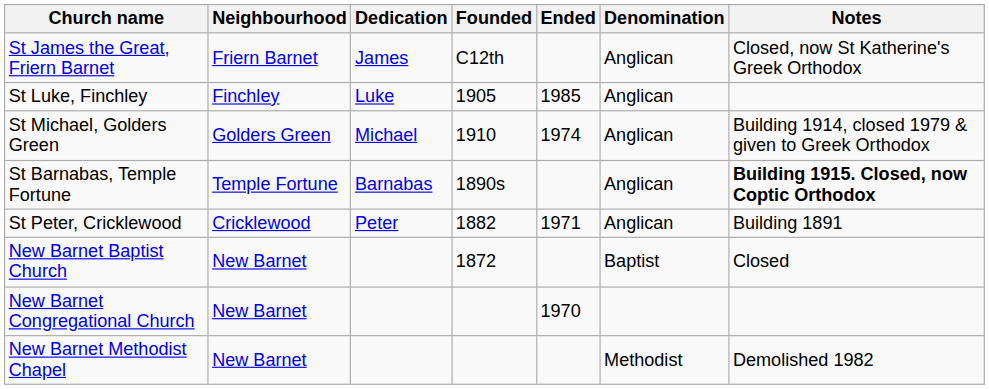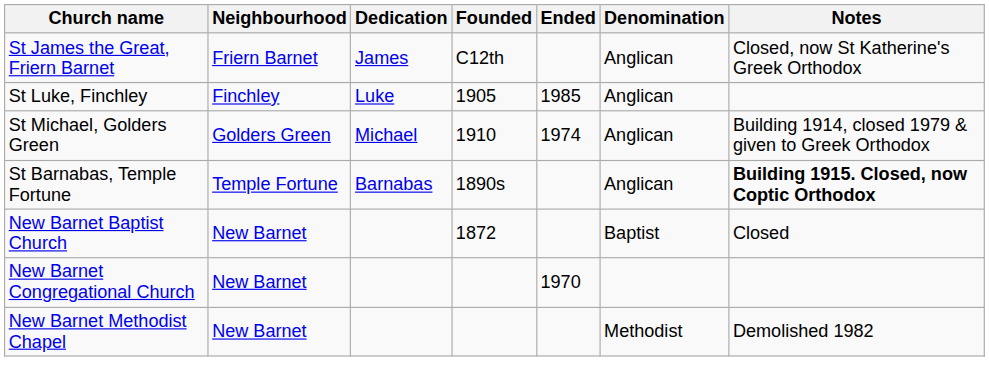- row: (95, 223)
